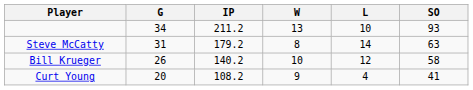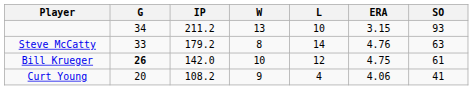+ column: (379, 12)
(160, 45) 31 -> (140, 45) 33
(160, 61) normal -> (140, 61) bold
(229, 61) 140.2 -> (200, 61) 142.0
(434, 61) 58 -> (438, 61) 61
